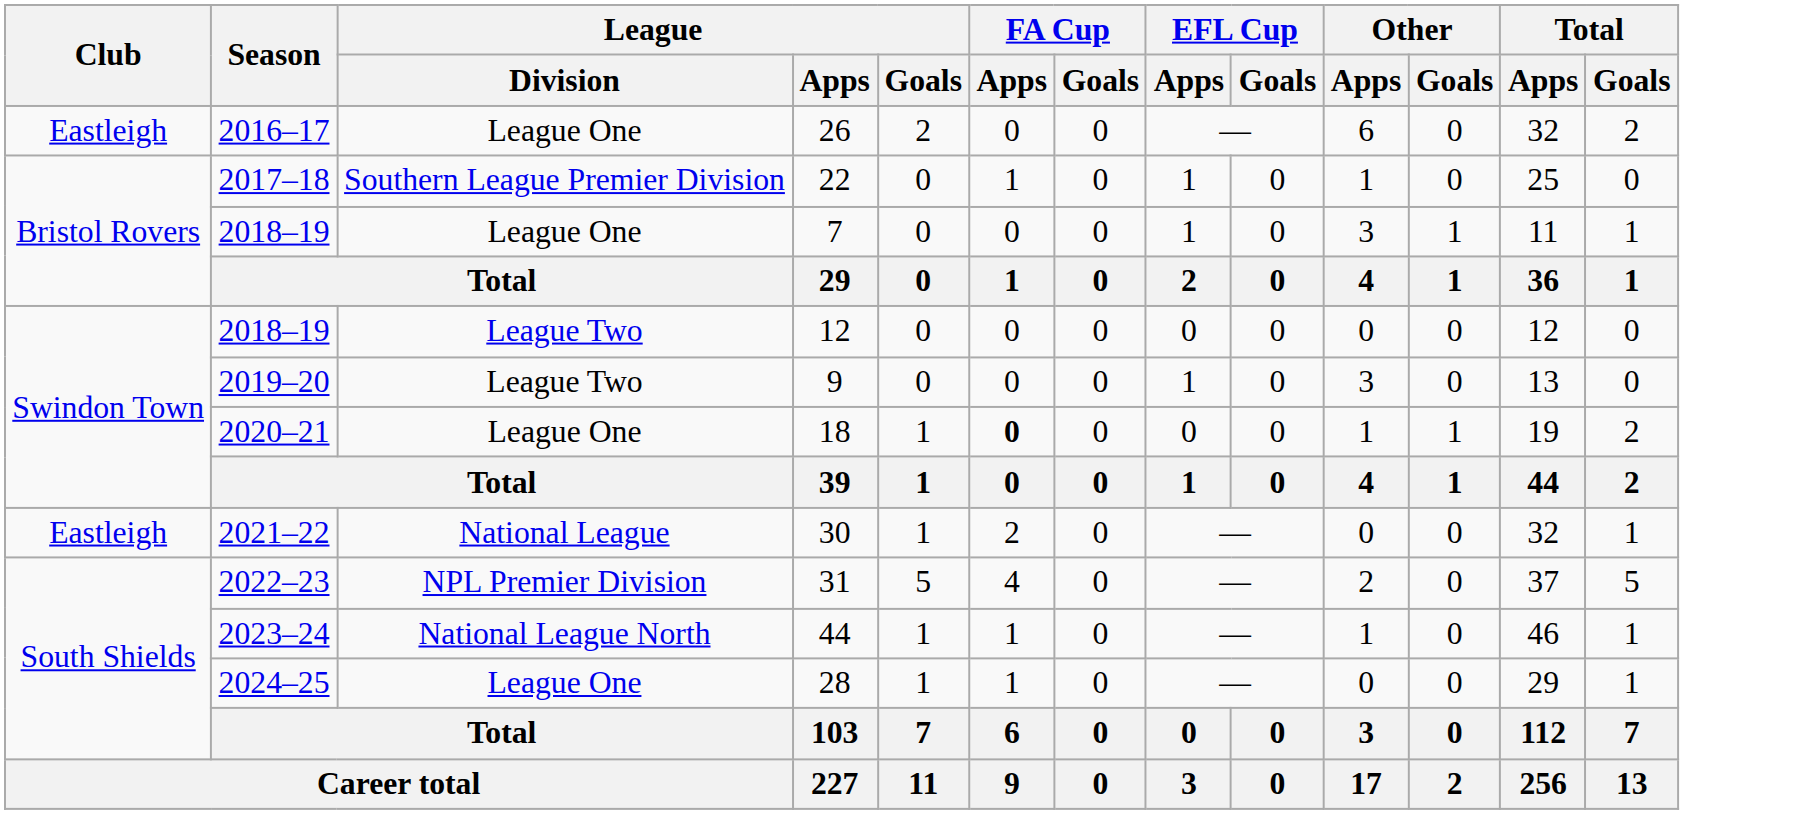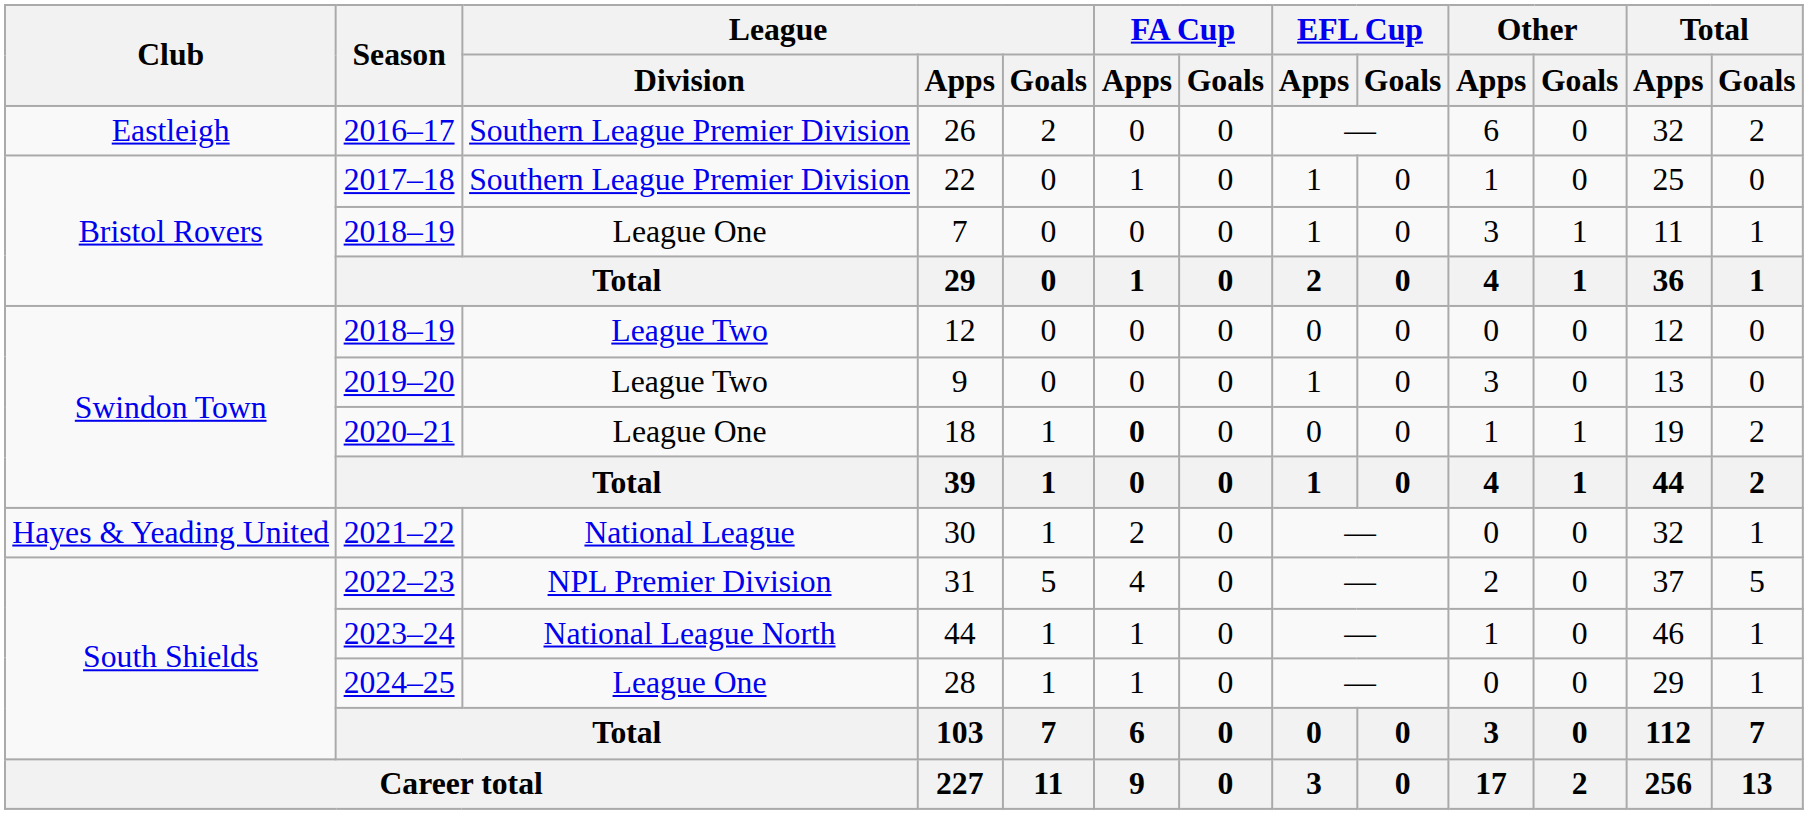(564, 130) League One -> (690, 130) Southern League Premier Division
(108, 532) Eastleigh -> (171, 532) Hayes & Yeading United
